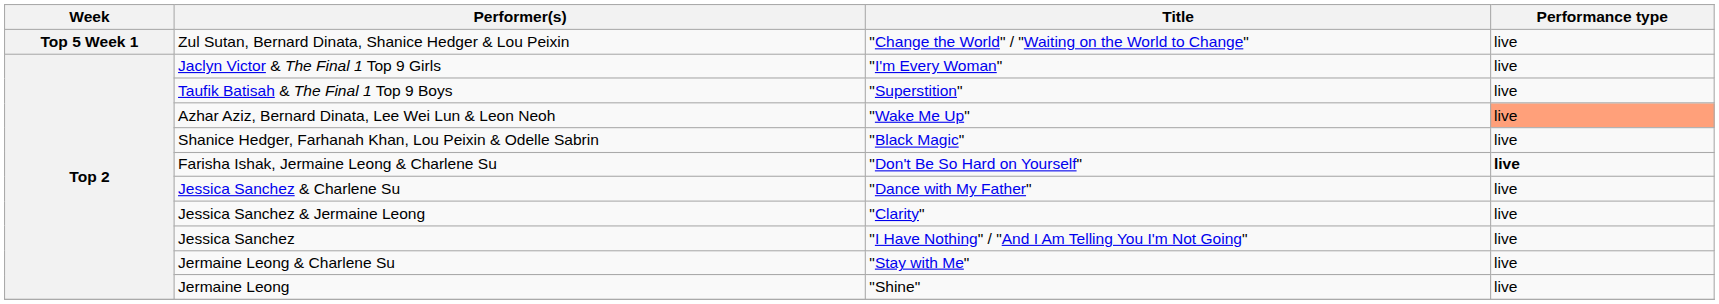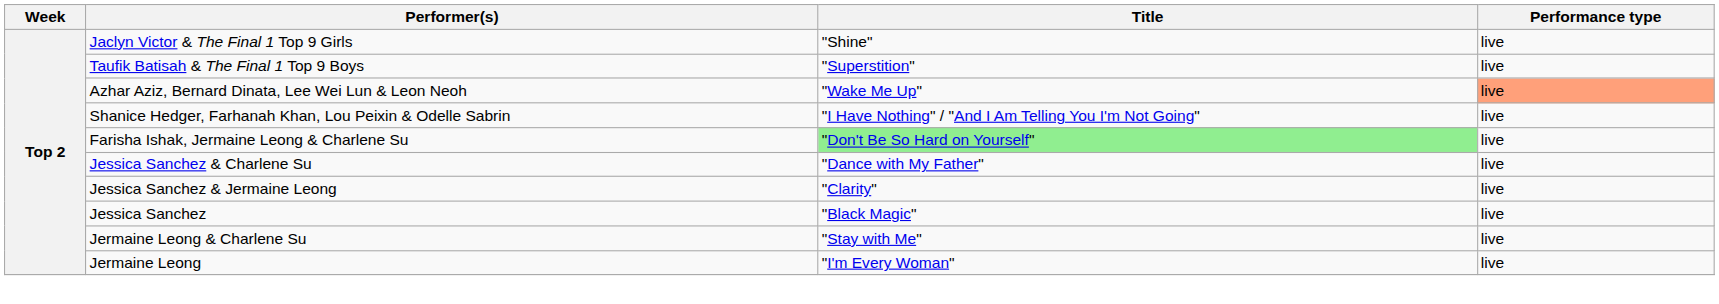- row: (374, 42)
(936, 66) "I'm Every Woman" -> (847, 42) "Shine"
(917, 140) "Black Magic" -> (1011, 115) "I Have Nothing" / "And I Am Telling You I'm Not Going"
(976, 165) no background -> (928, 140) lightgreen background
(1507, 165) bold -> (1492, 140) normal
(1058, 238) "I Have Nothing" / "And I Am Telling You I'm Not Going" -> (869, 214) "Black Magic"
(895, 287) "Shine" -> (888, 263) "I'm Every Woman"
